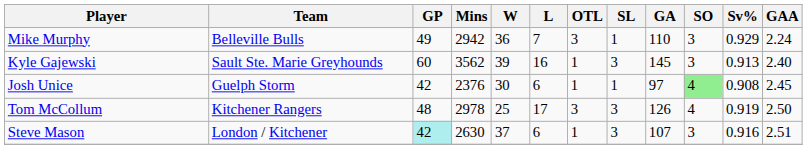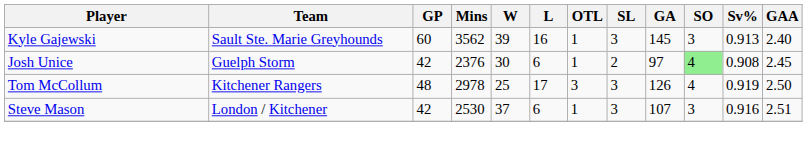- row: (49, 39)
(614, 86) 1 -> (614, 62) 2
(424, 132) paleturquoise background -> (424, 109) no background
(470, 132) 2630 -> (470, 109) 2530
